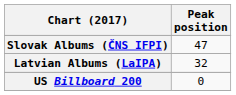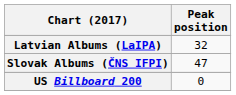rows swapped: (88, 63) <-> (88, 45)
